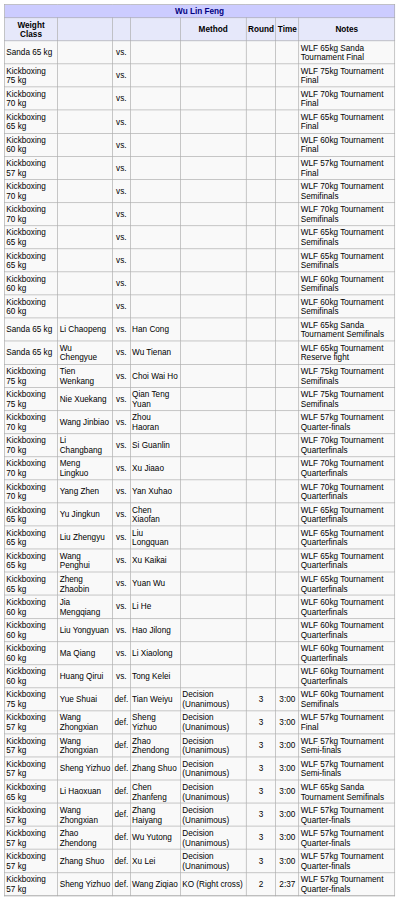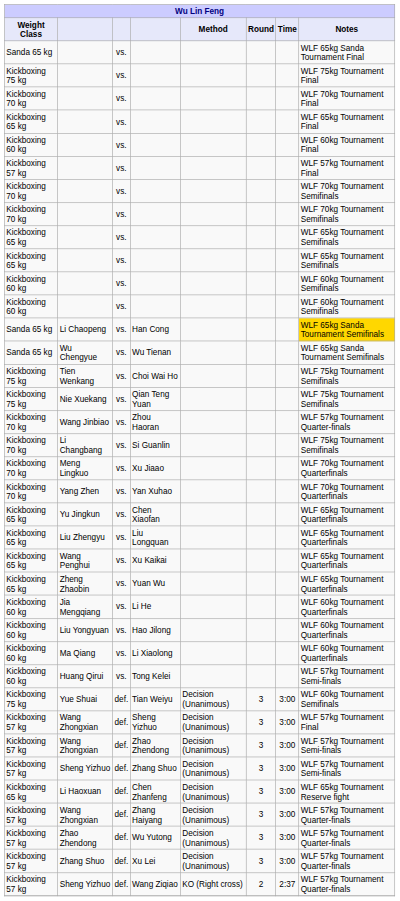(342, 329) no background -> (342, 329) gold background
(342, 353) WLF 65kg Tournament Reserve fight -> (342, 353) WLF 65kg Sanda Tournament Semifinals
(342, 445) WLF 70kg Tournament Quarterfinals -> (342, 445) WLF 75kg Tournament Semifinals
(342, 676) WLF 60kg Tournament Quarterfinals -> (342, 676) WLF 57kg Tournament Semi-finals
(342, 791) WLF 65kg Sanda Tournament Semifinals -> (342, 791) WLF 65kg Tournament Reserve fight
